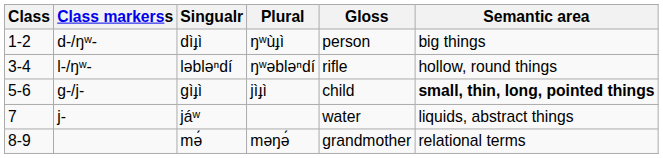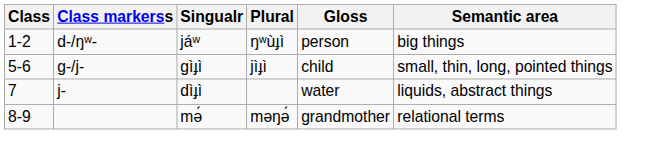(191, 41) dìɟì -> (190, 41) jáʷ
- row: (74, 66)
(536, 91) bold -> (505, 66) normal
(190, 116) jáʷ -> (191, 91) dìɟì
